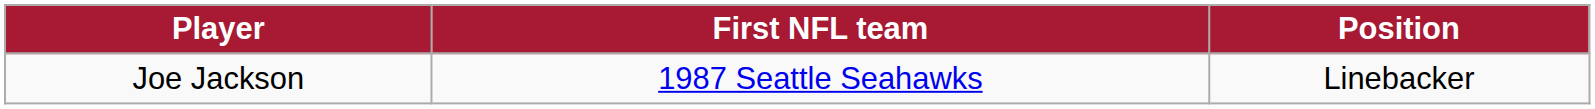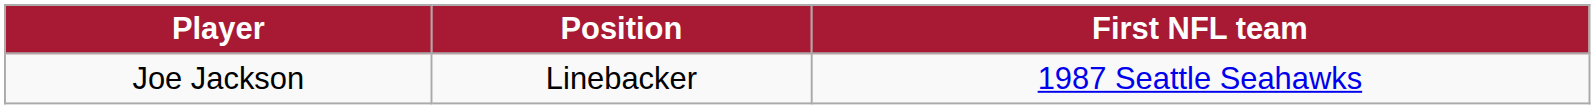columns swapped: (1399, 28) <-> (820, 28)
